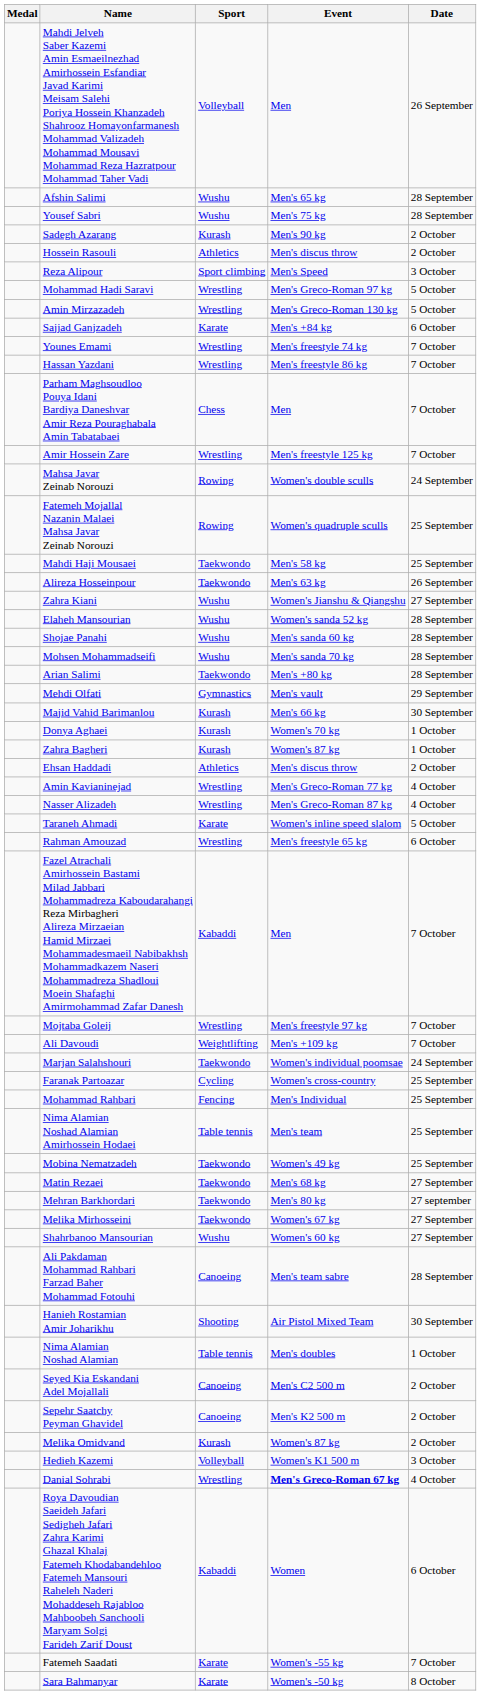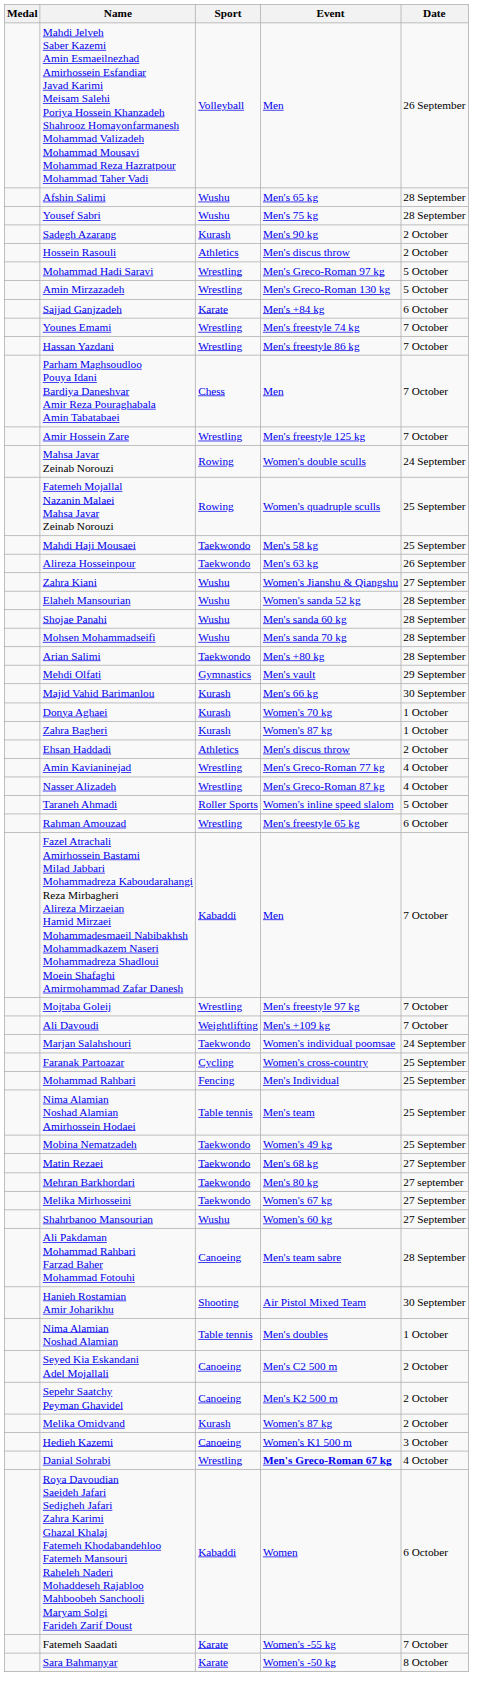- row: (73, 271)
(213, 823) Karate -> (228, 804) Roller Sports
(221, 1460) Volleyball -> (220, 1442) Canoeing
